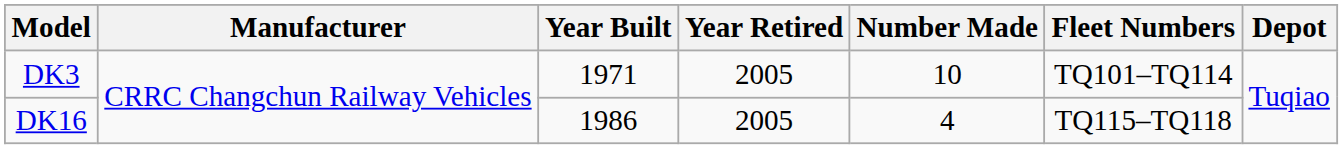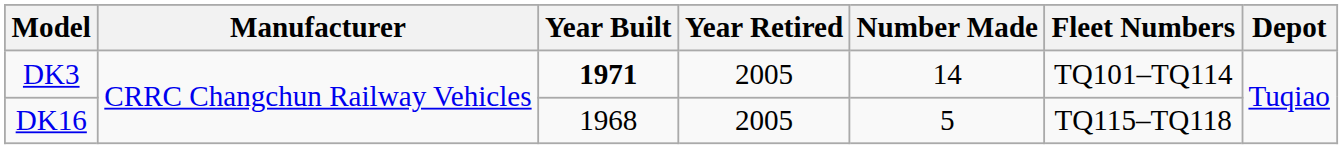(608, 73) normal -> (608, 73) bold
(947, 73) 10 -> (947, 73) 14
(608, 119) 1986 -> (608, 119) 1968
(947, 119) 4 -> (947, 119) 5
